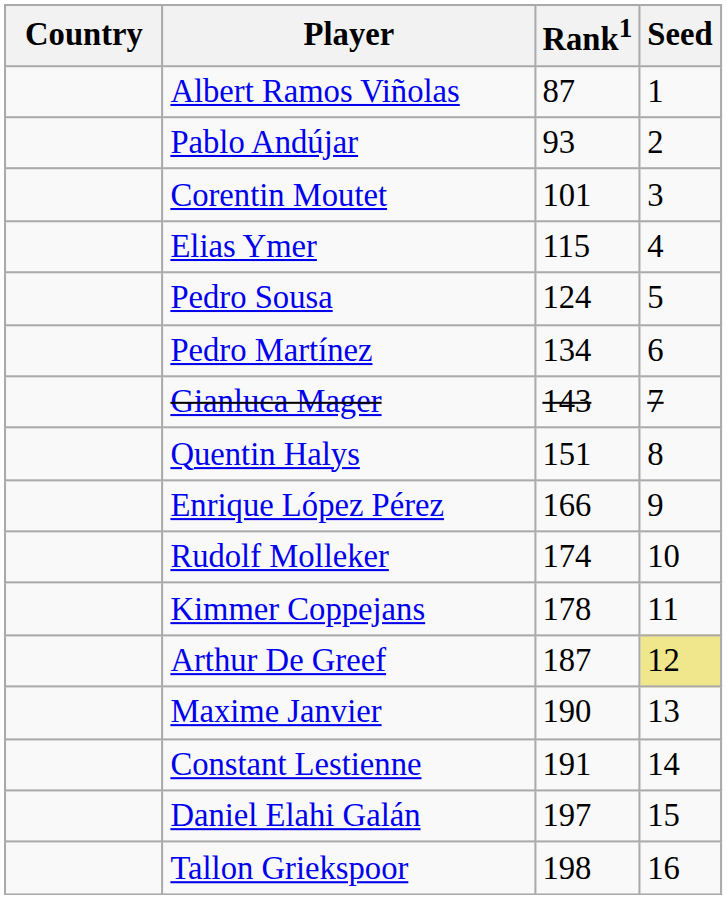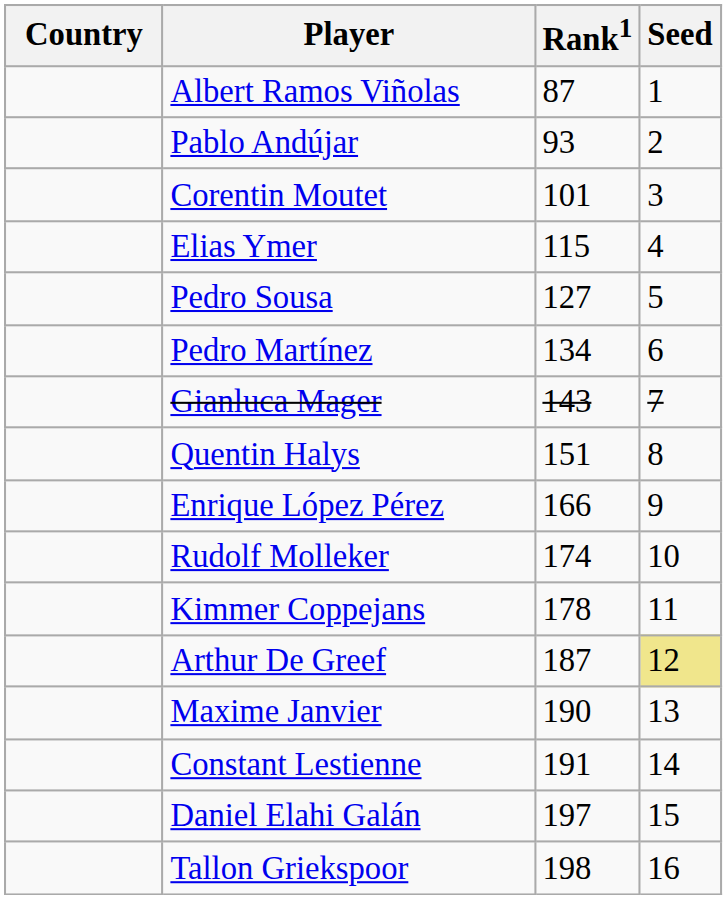(567, 298) 124 -> (567, 298) 127
